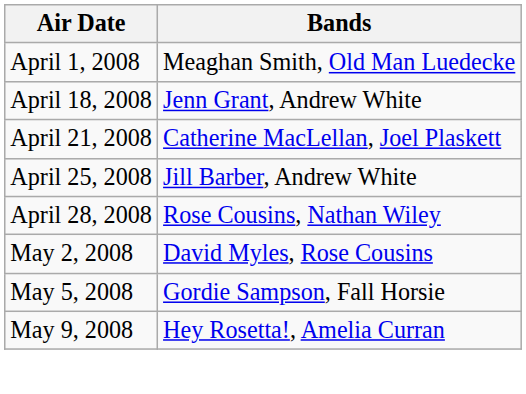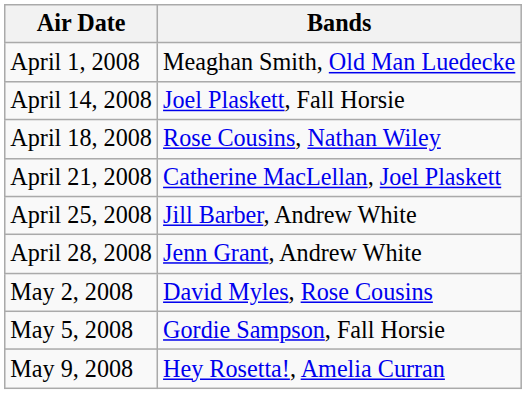+ row: (81, 100)
(292, 100) Jenn Grant, Andrew White -> (302, 138) Rose Cousins, Nathan Wiley
(302, 215) Rose Cousins, Nathan Wiley -> (292, 253) Jenn Grant, Andrew White
